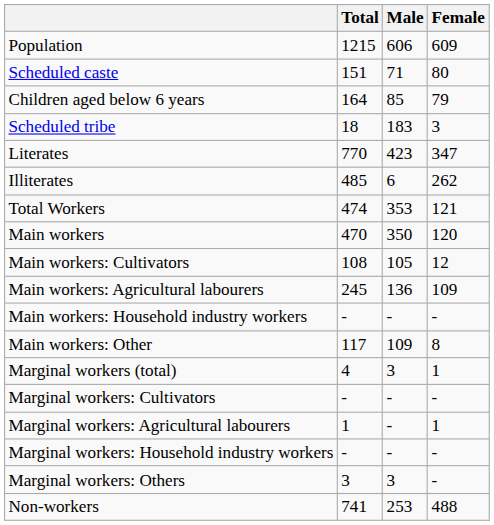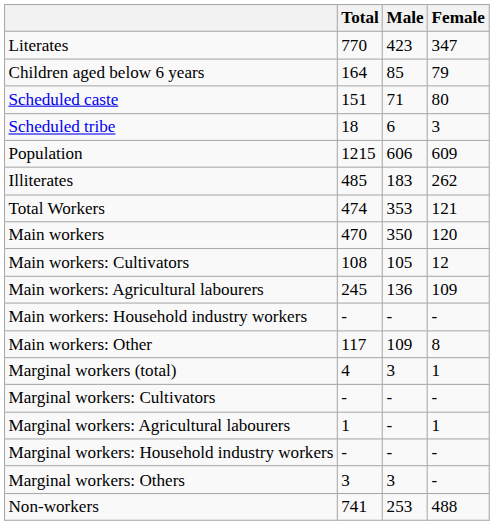rows swapped: (46, 45) <-> (38, 153)
rows swapped: (106, 99) <-> (63, 72)
(399, 126) 183 -> (391, 126) 6
(391, 180) 6 -> (399, 180) 183
